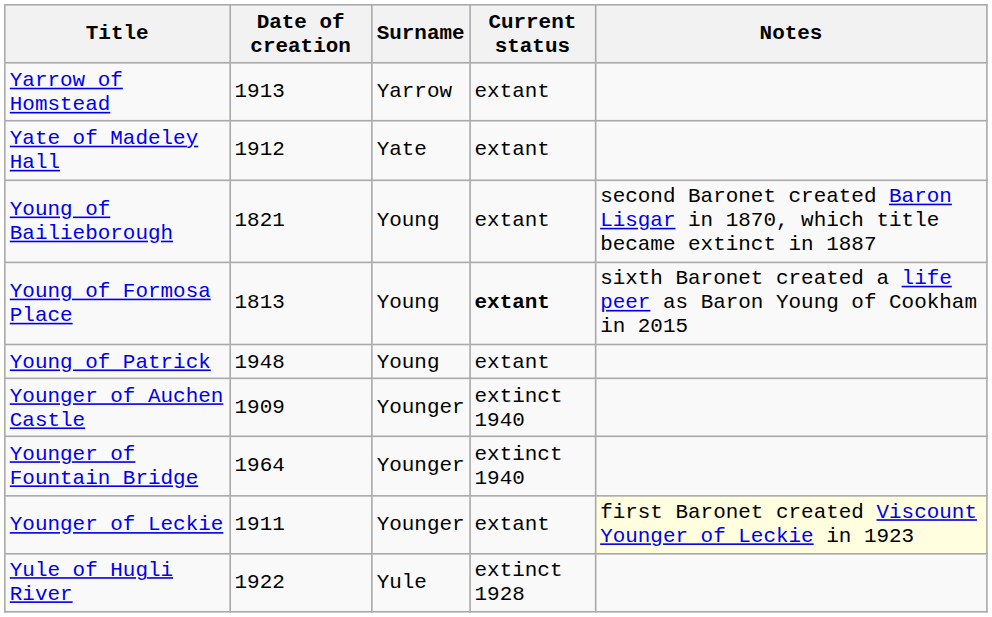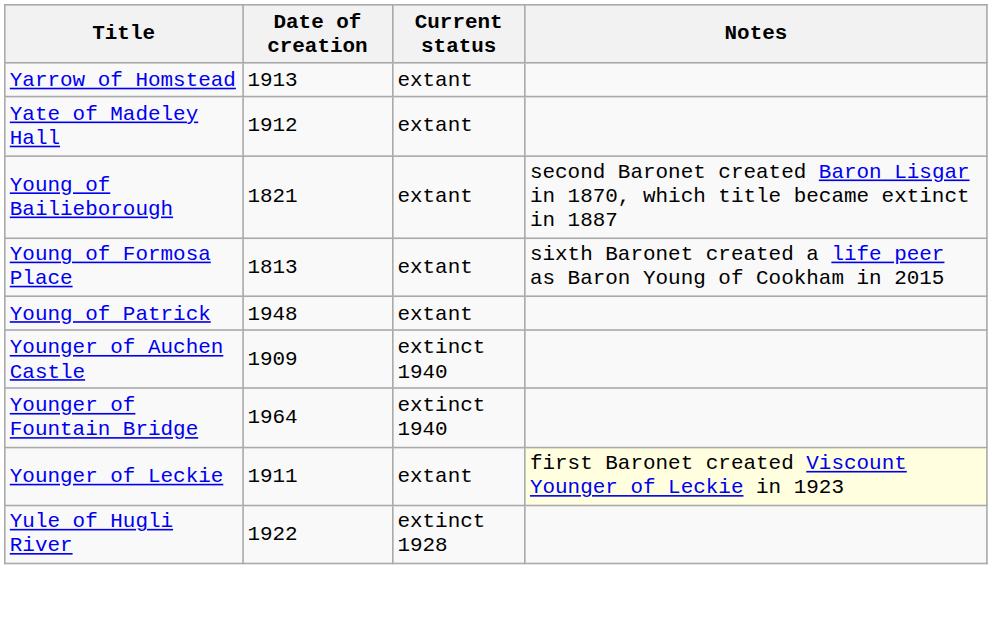- column: (421, 34)
(512, 303) bold -> (435, 267) normal
